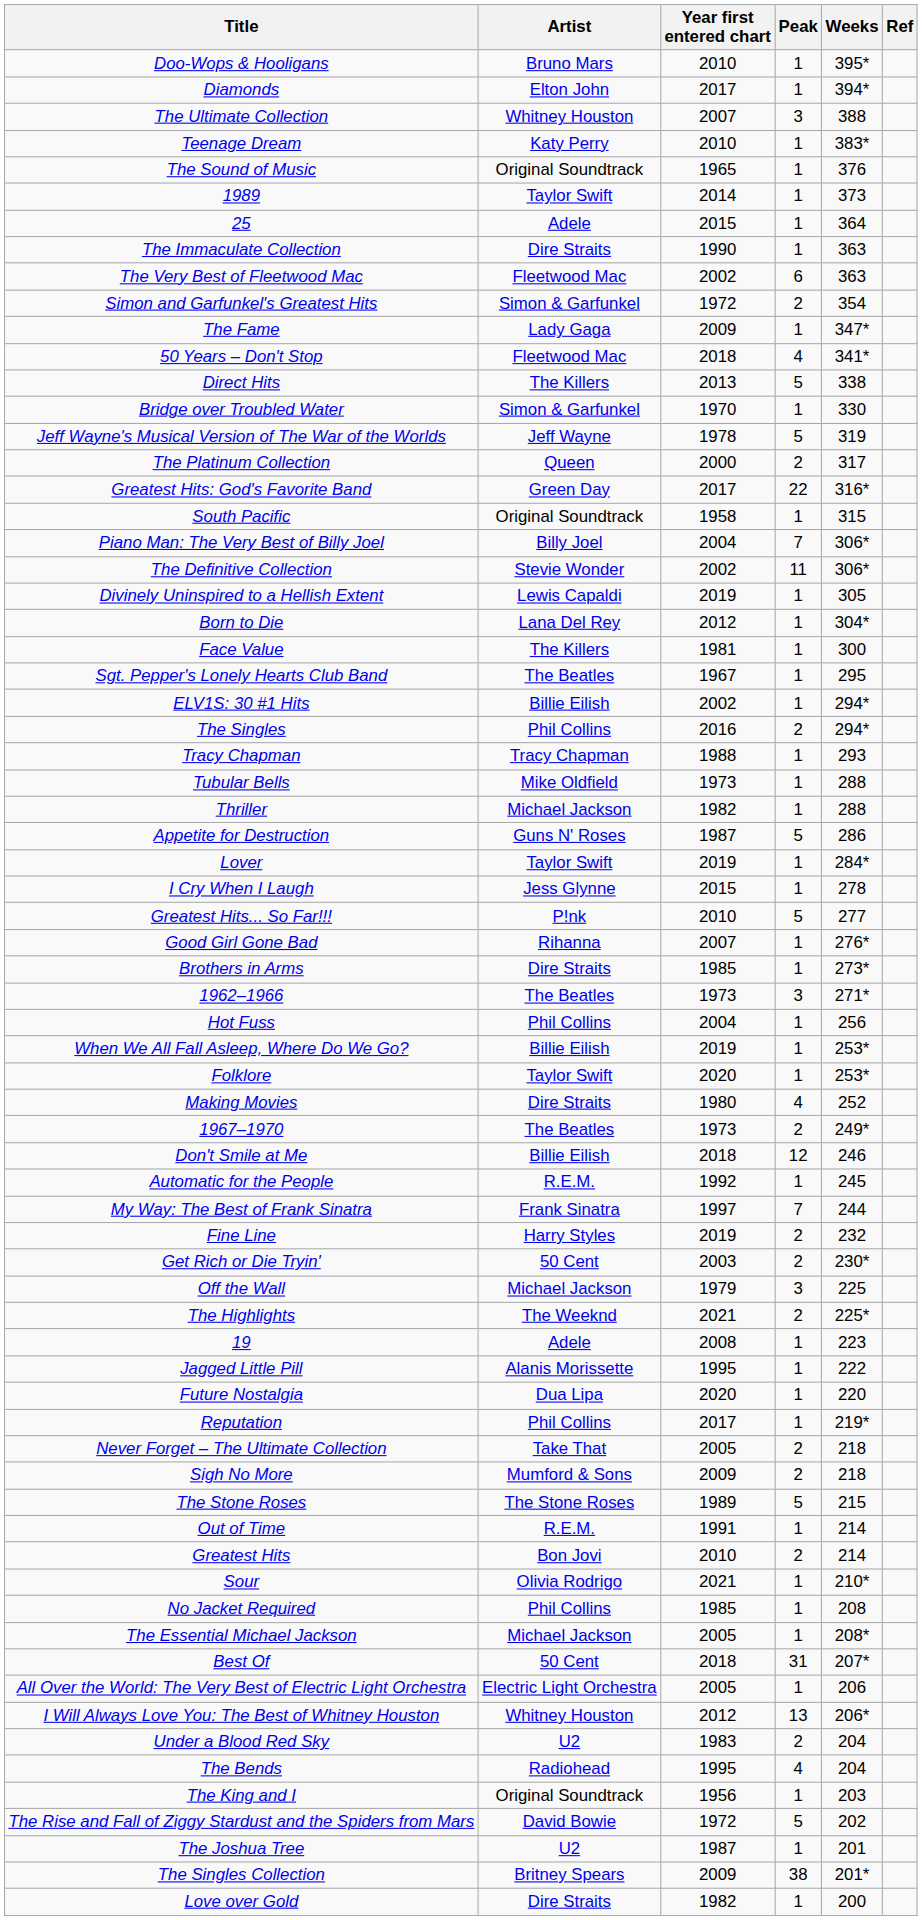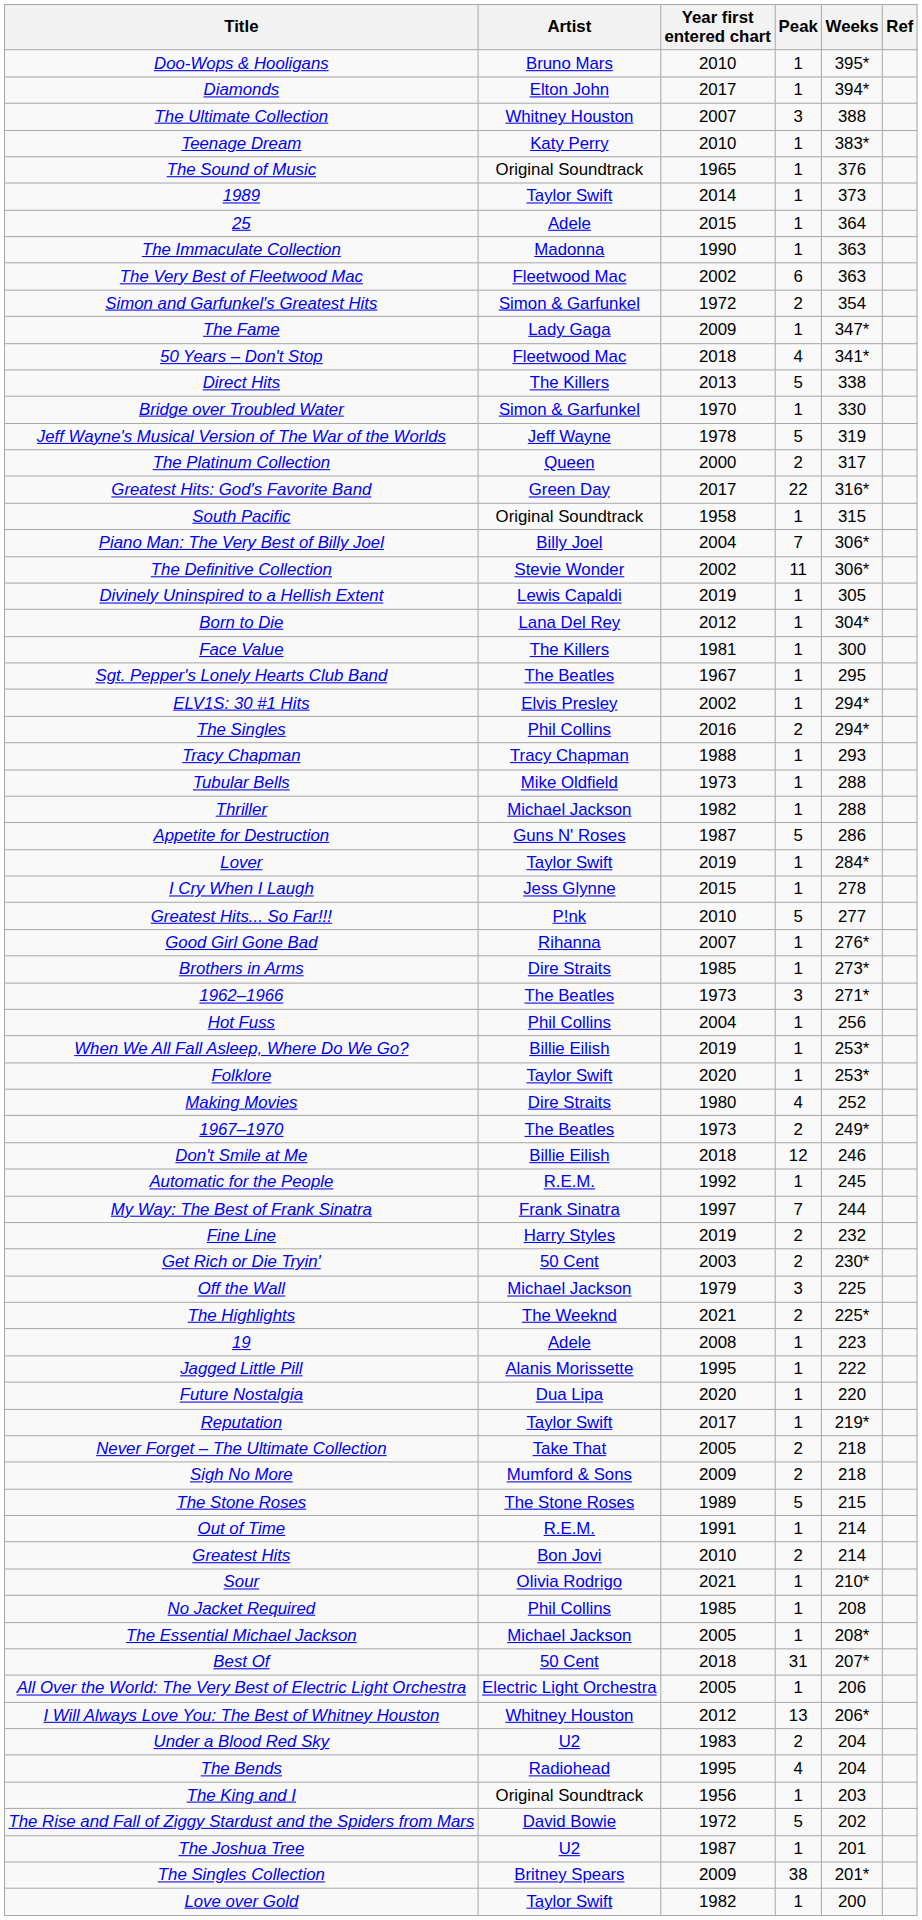(569, 249) Dire Straits -> (569, 249) Madonna
(569, 702) Billie Eilish -> (569, 702) Elvis Presley
(569, 1422) Phil Collins -> (569, 1422) Taylor Swift
(569, 1901) Dire Straits -> (569, 1901) Taylor Swift
